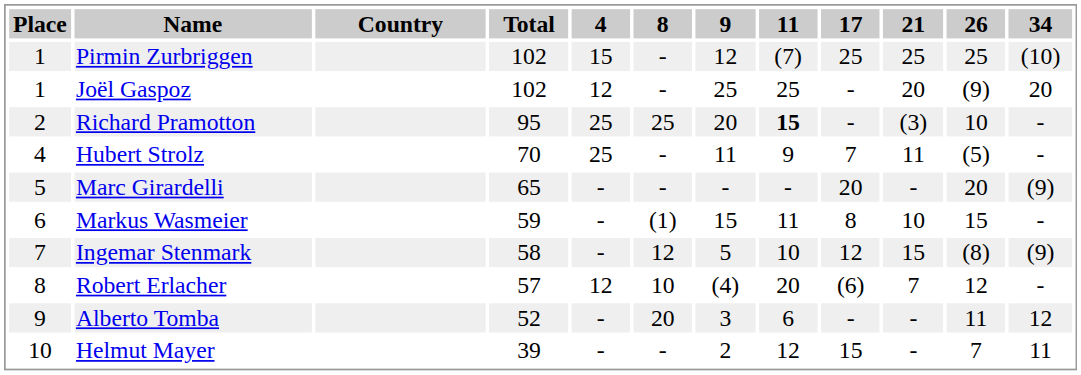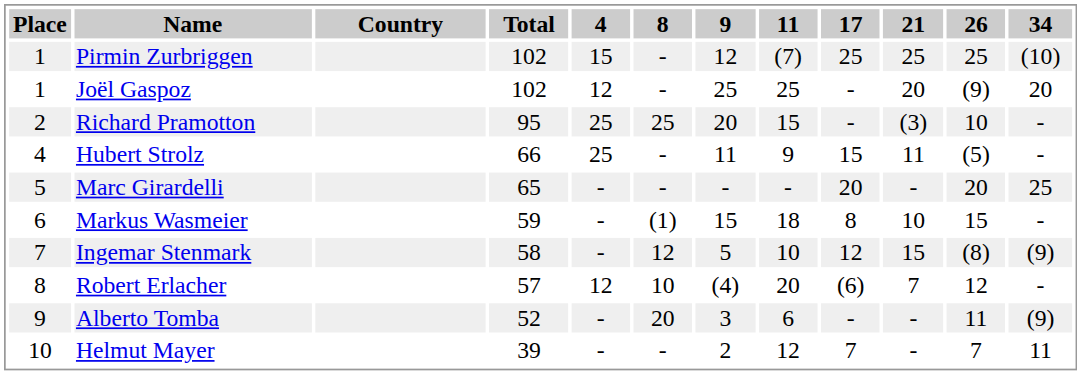(788, 122) bold -> (788, 122) normal
(529, 155) 70 -> (529, 155) 66
(851, 155) 7 -> (851, 155) 15
(1041, 187) (9) -> (1041, 187) 25
(788, 220) 11 -> (788, 220) 18
(1041, 318) 12 -> (1041, 318) (9)
(851, 351) 15 -> (851, 351) 7
